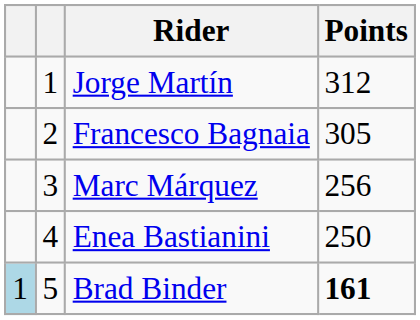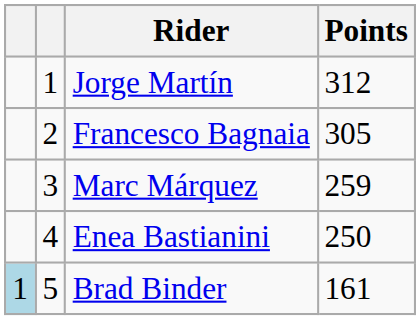(348, 185) 256 -> (348, 185) 259
(348, 288) bold -> (348, 288) normal
